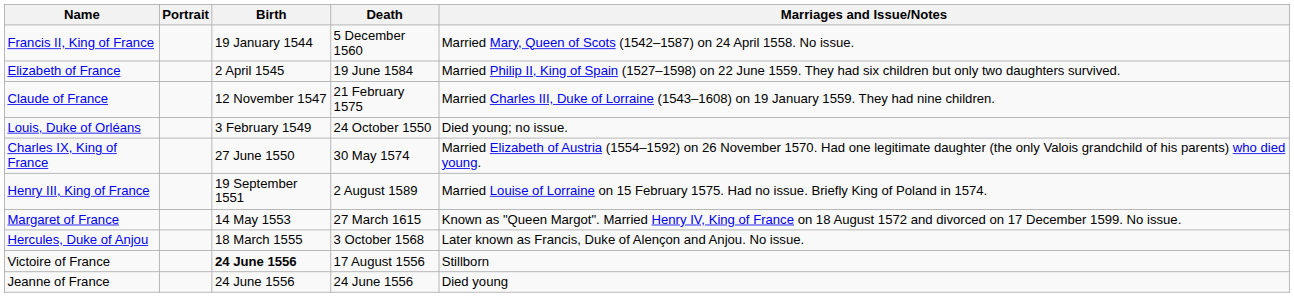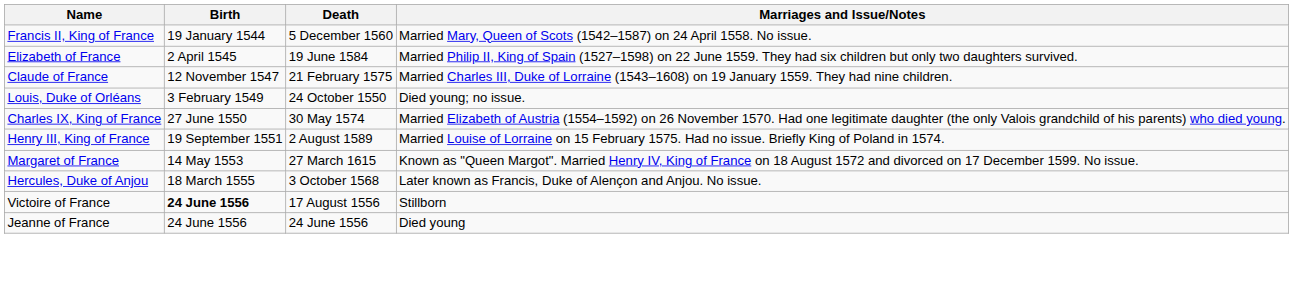- column: (186, 14)
